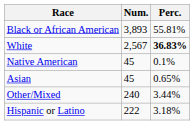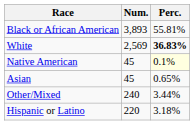(136, 45) 2,567 -> (136, 45) 2,569
(164, 62) no background -> (164, 62) lightyellow background
(132, 111) 222 -> (132, 111) 220
